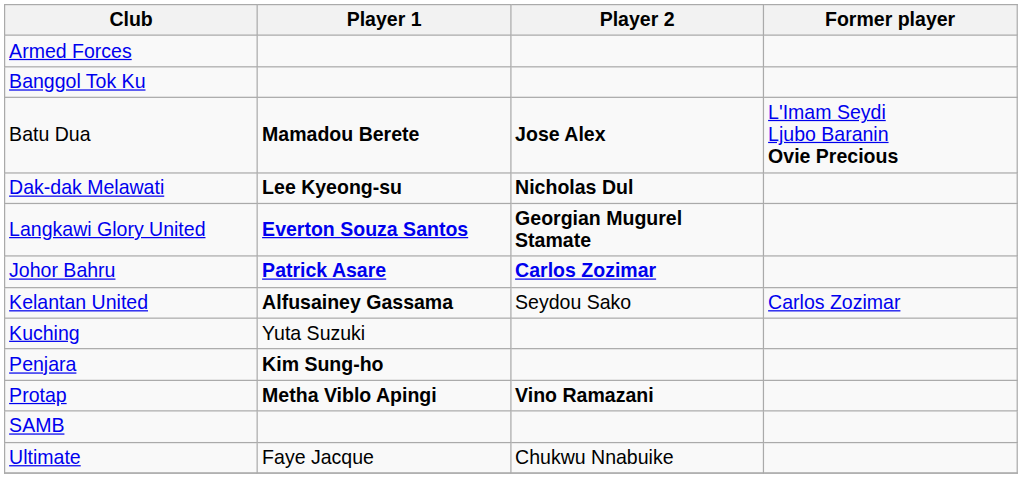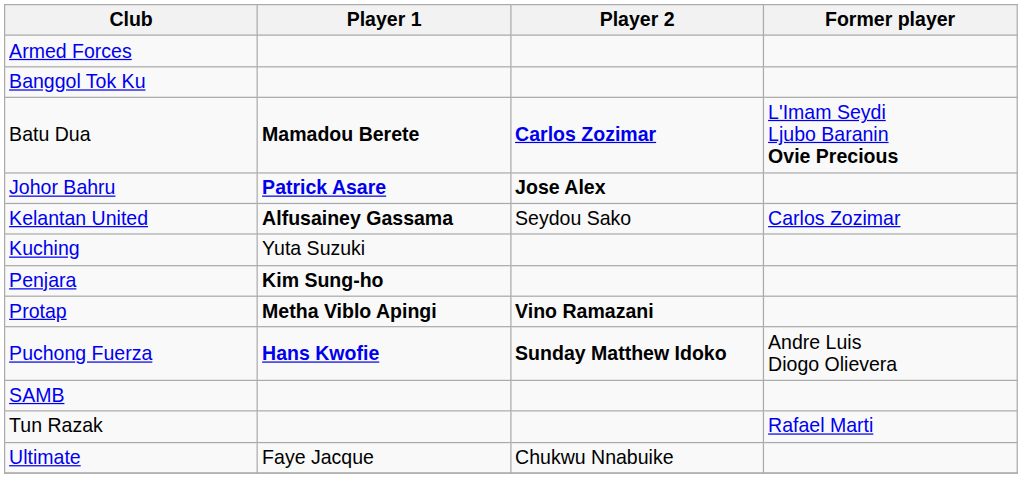(560, 134) Jose Alex -> (586, 134) Carlos Zozimar
- row: (87, 187)
- row: (107, 229)
(586, 271) Carlos Zozimar -> (560, 187) Jose Alex
+ row: (81, 353)
+ row: (56, 426)
